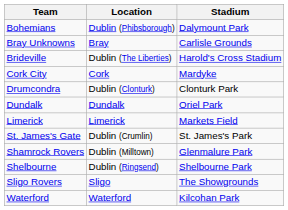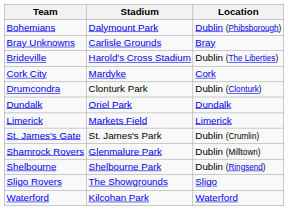columns swapped: (132, 12) <-> (230, 12)
